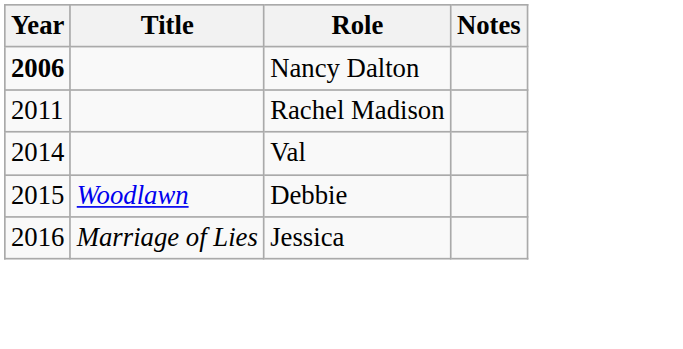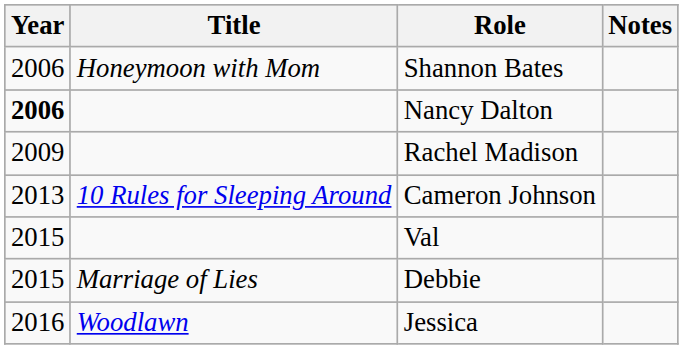+ row: (484, 68)
(37, 110) 2011 -> (38, 152) 2009
+ row: (500, 195)
(38, 152) 2014 -> (38, 237) 2015
(133, 195) Woodlawn -> (167, 279) Marriage of Lies
(167, 237) Marriage of Lies -> (133, 322) Woodlawn
